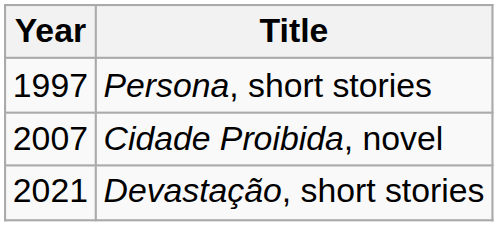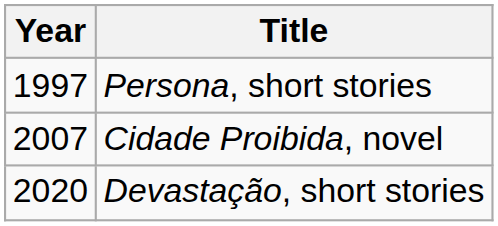(50, 191) 2021 -> (50, 191) 2020
